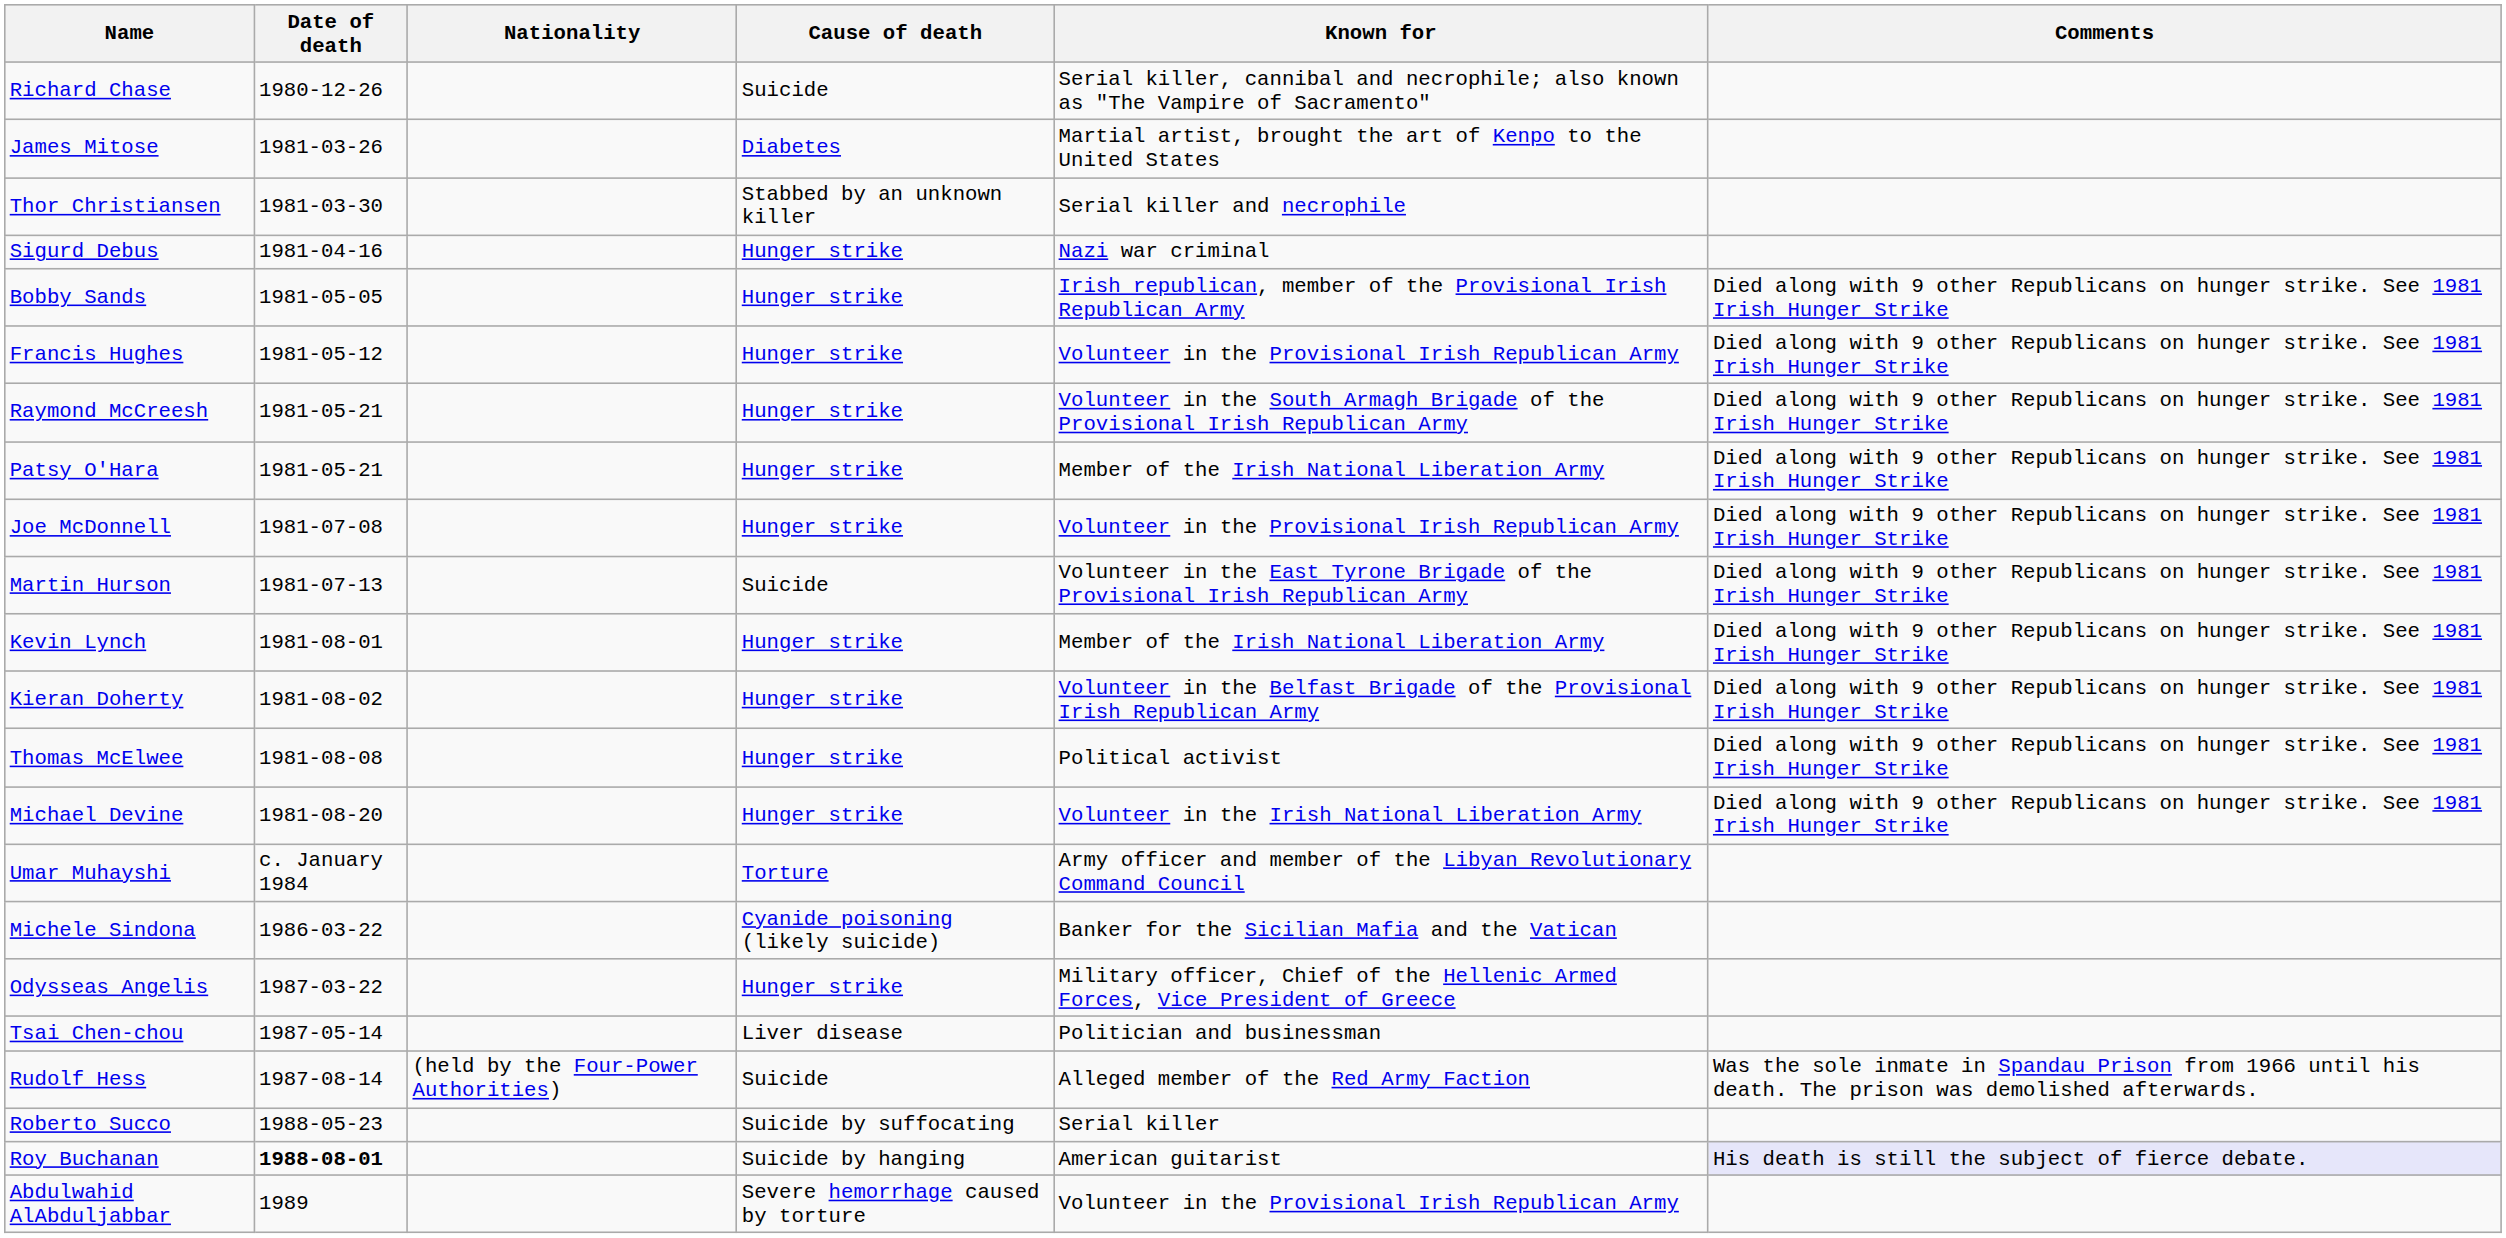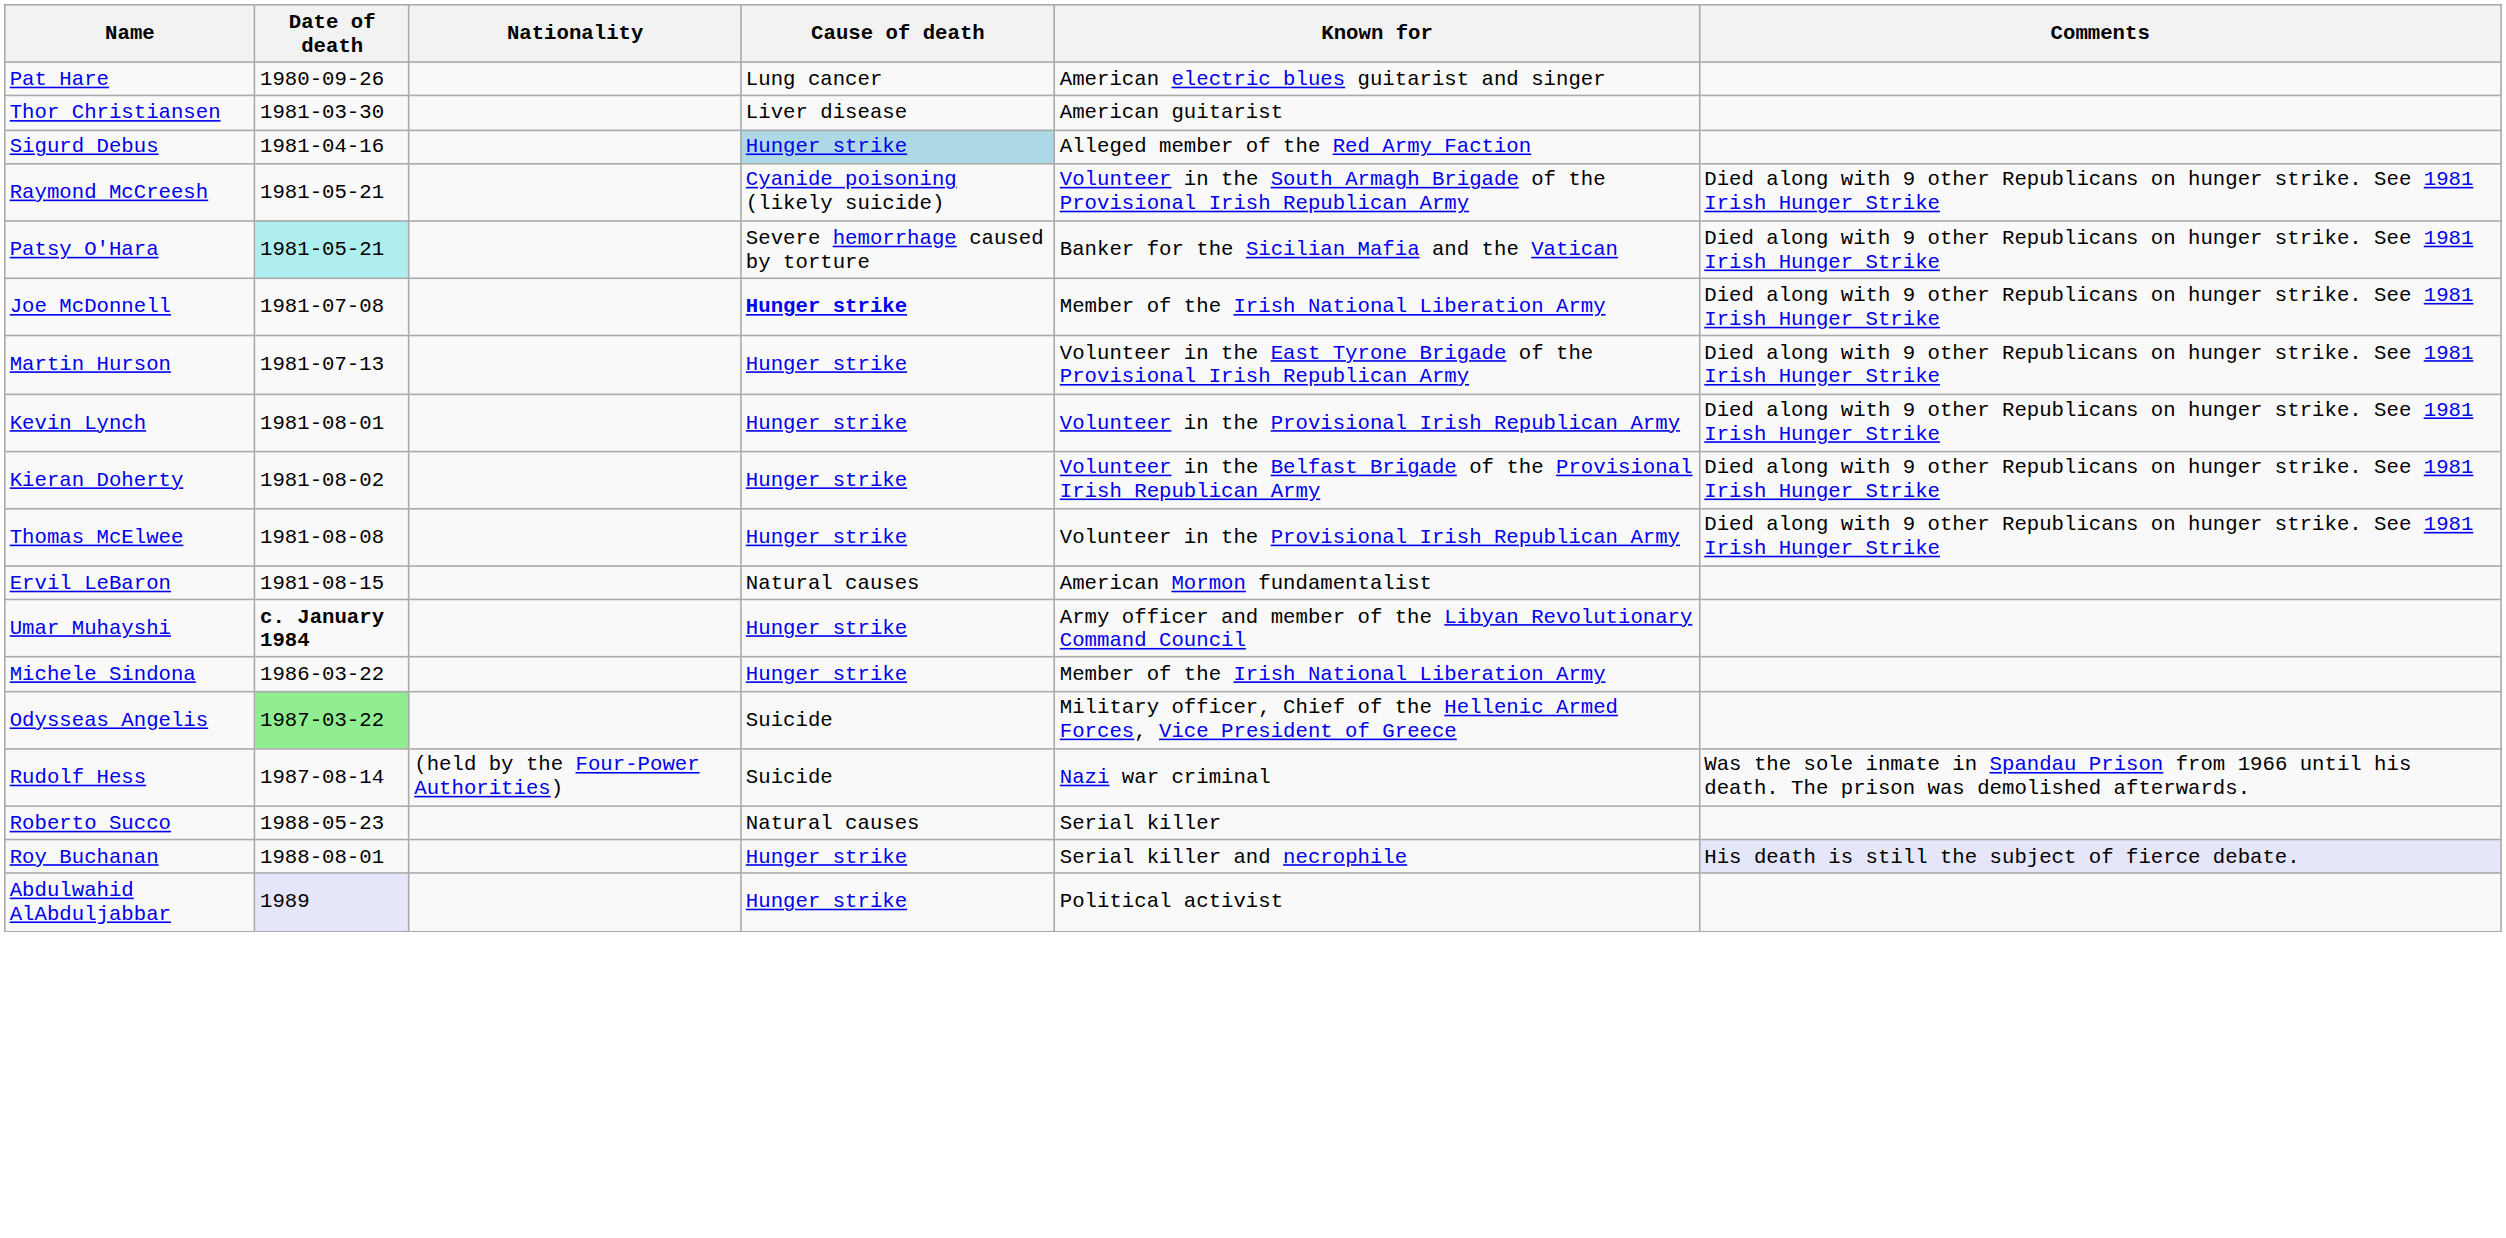+ row: (59, 79)
- row: (90, 91)
- row: (84, 149)
(872, 206) Stabbed by an unknown killer -> (826, 113) Liver disease
(1232, 206) Serial killer and necrophile -> (1171, 113) American guitarist
(822, 252) no background -> (826, 147) lightblue background
(1164, 252) Nazi war criminal -> (1296, 147) Alleged member of the Red Army Faction
- row: (78, 297)
- row: (97, 355)
(822, 412) Hunger strike -> (851, 192) Cyanide poisoning (likely suicide)
(321, 470) no background -> (322, 250) paleturquoise background
(822, 470) Hunger strike -> (895, 250) Severe hemorrhage caused by torture
(1332, 470) Member of the Irish National Liberation Army -> (1339, 250) Banker for the Sicilian Mafia and the Vatican
(822, 528) normal -> (826, 307) bold
(1369, 528) Volunteer in the Provisional Irish Republican Army -> (1333, 307) Member of the Irish National Liberation Army
(785, 585) Suicide -> (826, 365) Hunger strike
(1332, 643) Member of the Irish National Liberation Army -> (1370, 422) Volunteer in the Provisional Irish Republican Army
(1170, 758) Political activist -> (1370, 537) Volunteer in the Provisional Irish Republican Army
+ row: (90, 583)
- row: (97, 815)
(321, 873) normal -> (322, 629) bold
(785, 873) Torture -> (826, 629) Hunger strike
(847, 930) Cyanide poisoning (likely suicide) -> (826, 674) Hunger strike
(1338, 930) Banker for the Sicilian Mafia and the Vatican -> (1333, 674) Member of the Irish National Liberation Army
(321, 988) no background -> (322, 720) lightgreen background
(822, 988) Hunger strike -> (789, 720) Suicide
- row: (97, 1033)
(1294, 1079) Alleged member of the Red Army Faction -> (1165, 777) Nazi war criminal
(878, 1125) Suicide by suffocating -> (833, 823) Natural causes
(321, 1158) bold -> (322, 857) normal
(853, 1158) Suicide by hanging -> (826, 857) Hunger strike
(1170, 1158) American guitarist -> (1233, 857) Serial killer and necrophile
(284, 1204) no background -> (285, 902) lavender background
(891, 1204) Severe hemorrhage caused by torture -> (826, 902) Hunger strike
(1369, 1204) Volunteer in the Provisional Irish Republican Army -> (1171, 902) Political activist
